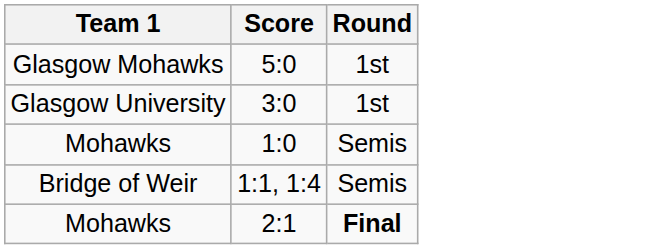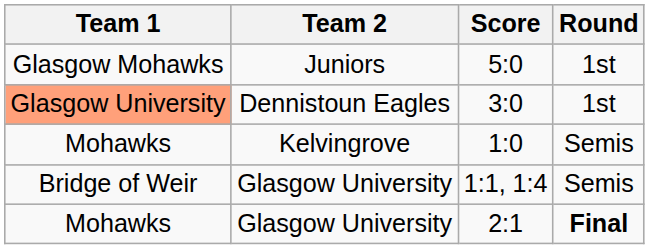+ column: (345, 24)
(118, 104) no background -> (118, 104) lightsalmon background
